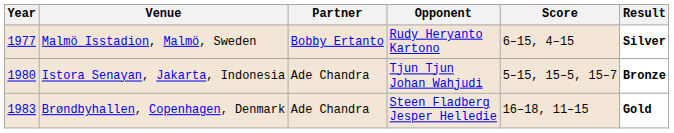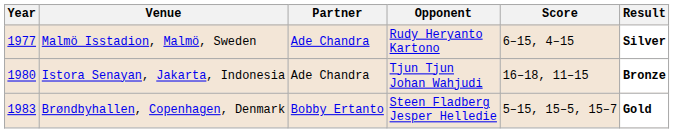(337, 41) Bobby Ertanto -> (330, 41) Ade Chandra
(560, 76) 5–15, 15–5, 15–7 -> (546, 76) 16–18, 11–15
(330, 110) Ade Chandra -> (337, 110) Bobby Ertanto
(546, 110) 16–18, 11–15 -> (560, 110) 5–15, 15–5, 15–7
